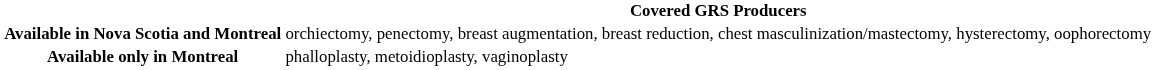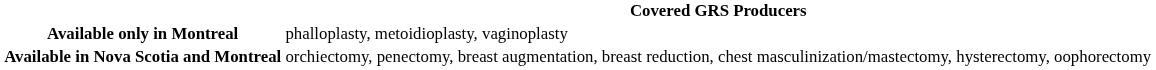rows swapped: (143, 33) <-> (143, 56)
